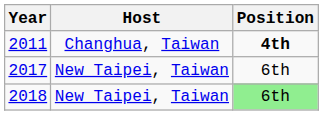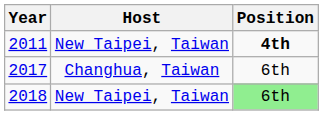(142, 44) Changhua, Taiwan -> (142, 44) New Taipei, Taiwan
(142, 70) New Taipei, Taiwan -> (142, 70) Changhua, Taiwan
